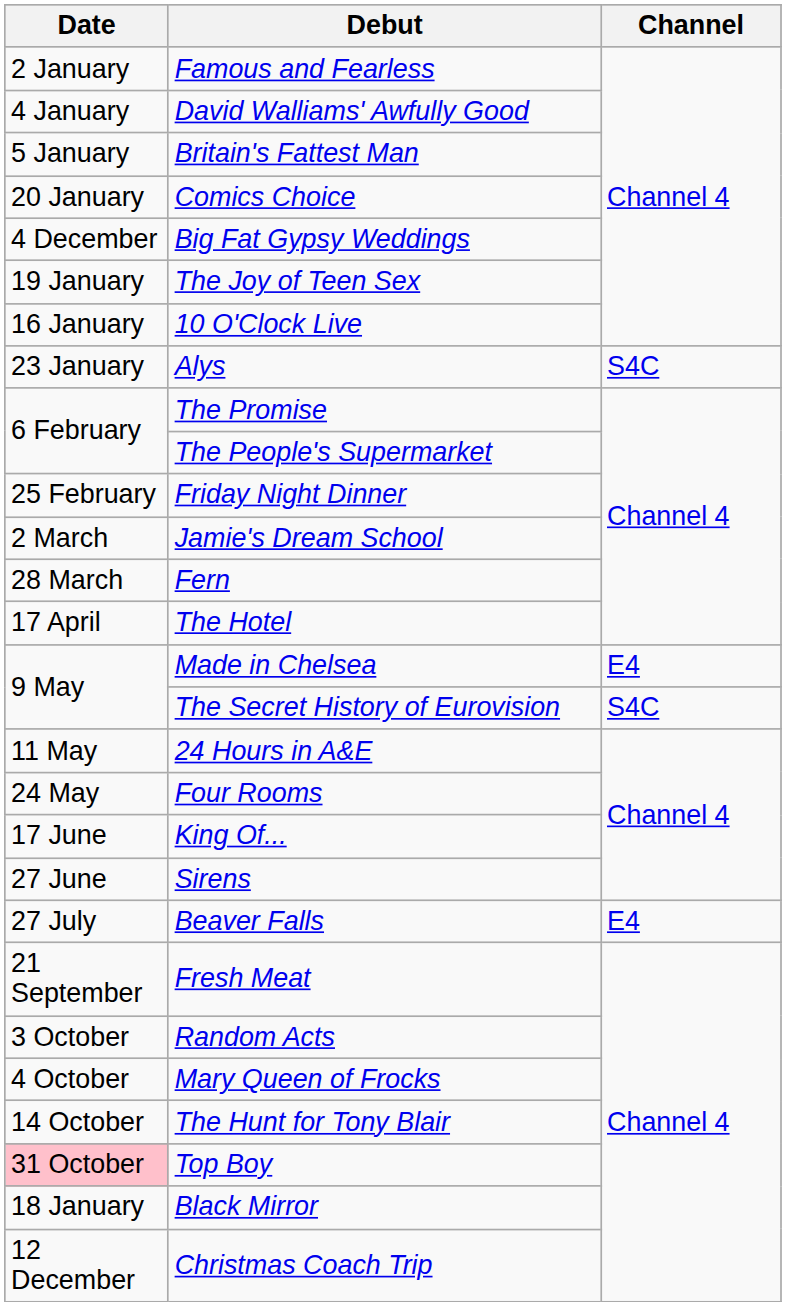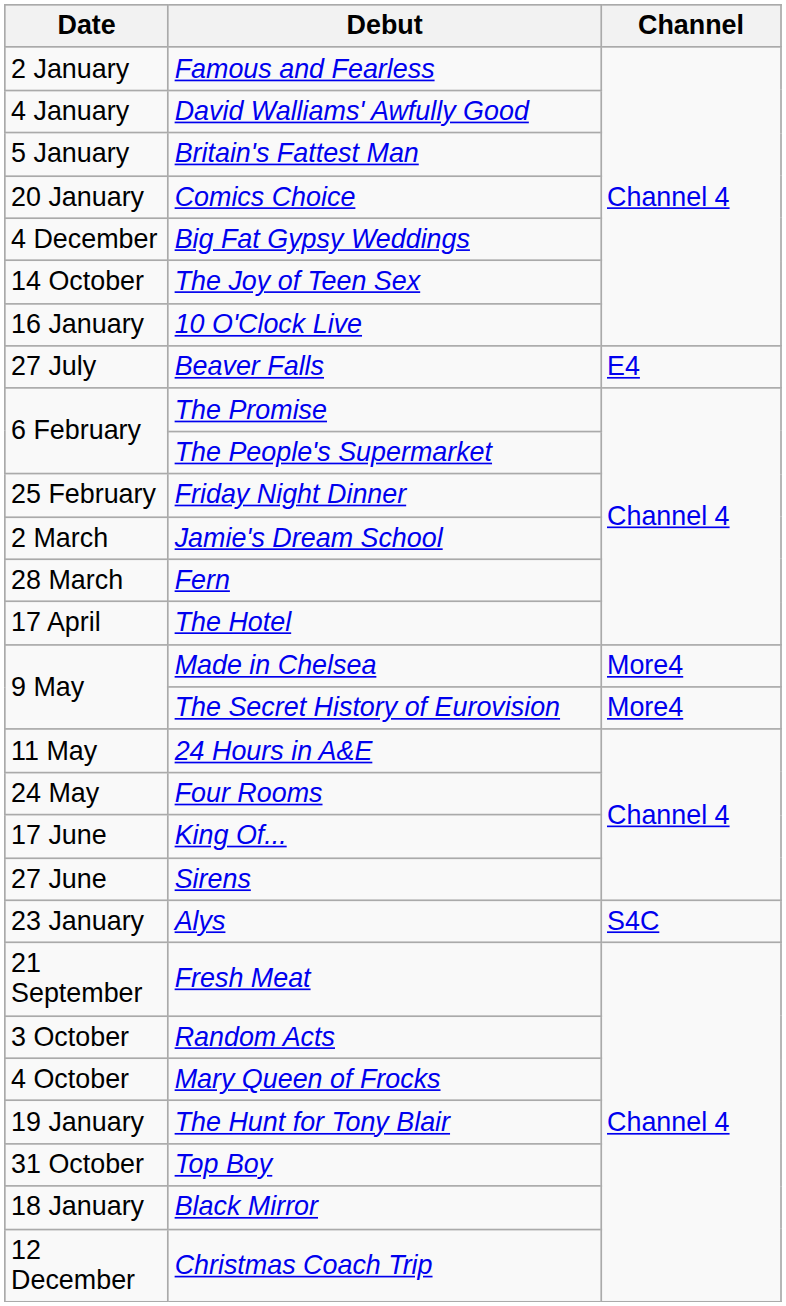(78, 281) 19 January -> (78, 281) 14 October
rows swapped: (200, 366) <-> (249, 921)
(623, 665) E4 -> (645, 665) More4
(633, 707) S4C -> (645, 707) More4
(78, 1121) 14 October -> (78, 1121) 19 January
(78, 1164) pink background -> (78, 1164) no background
